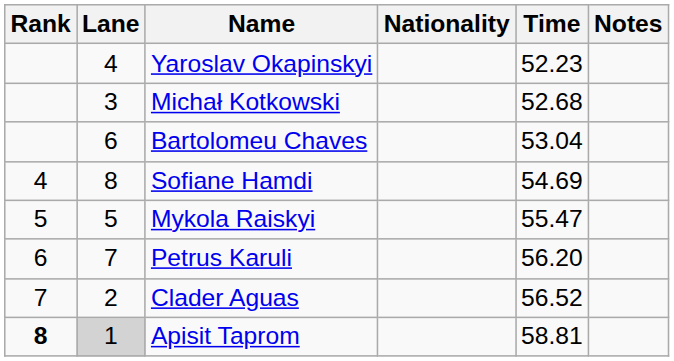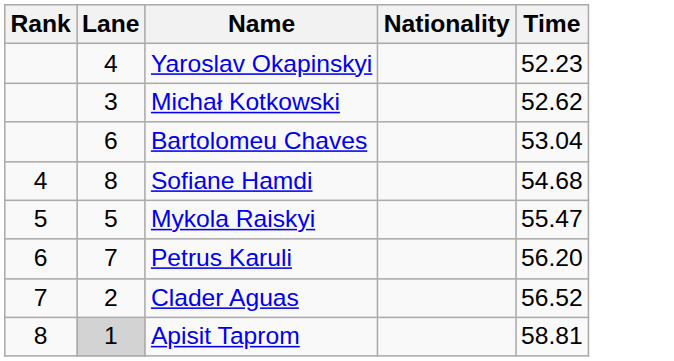- column: (628, 24)
(552, 102) 52.68 -> (552, 102) 52.62
(552, 180) 54.69 -> (552, 180) 54.68
(41, 336) bold -> (41, 336) normal
